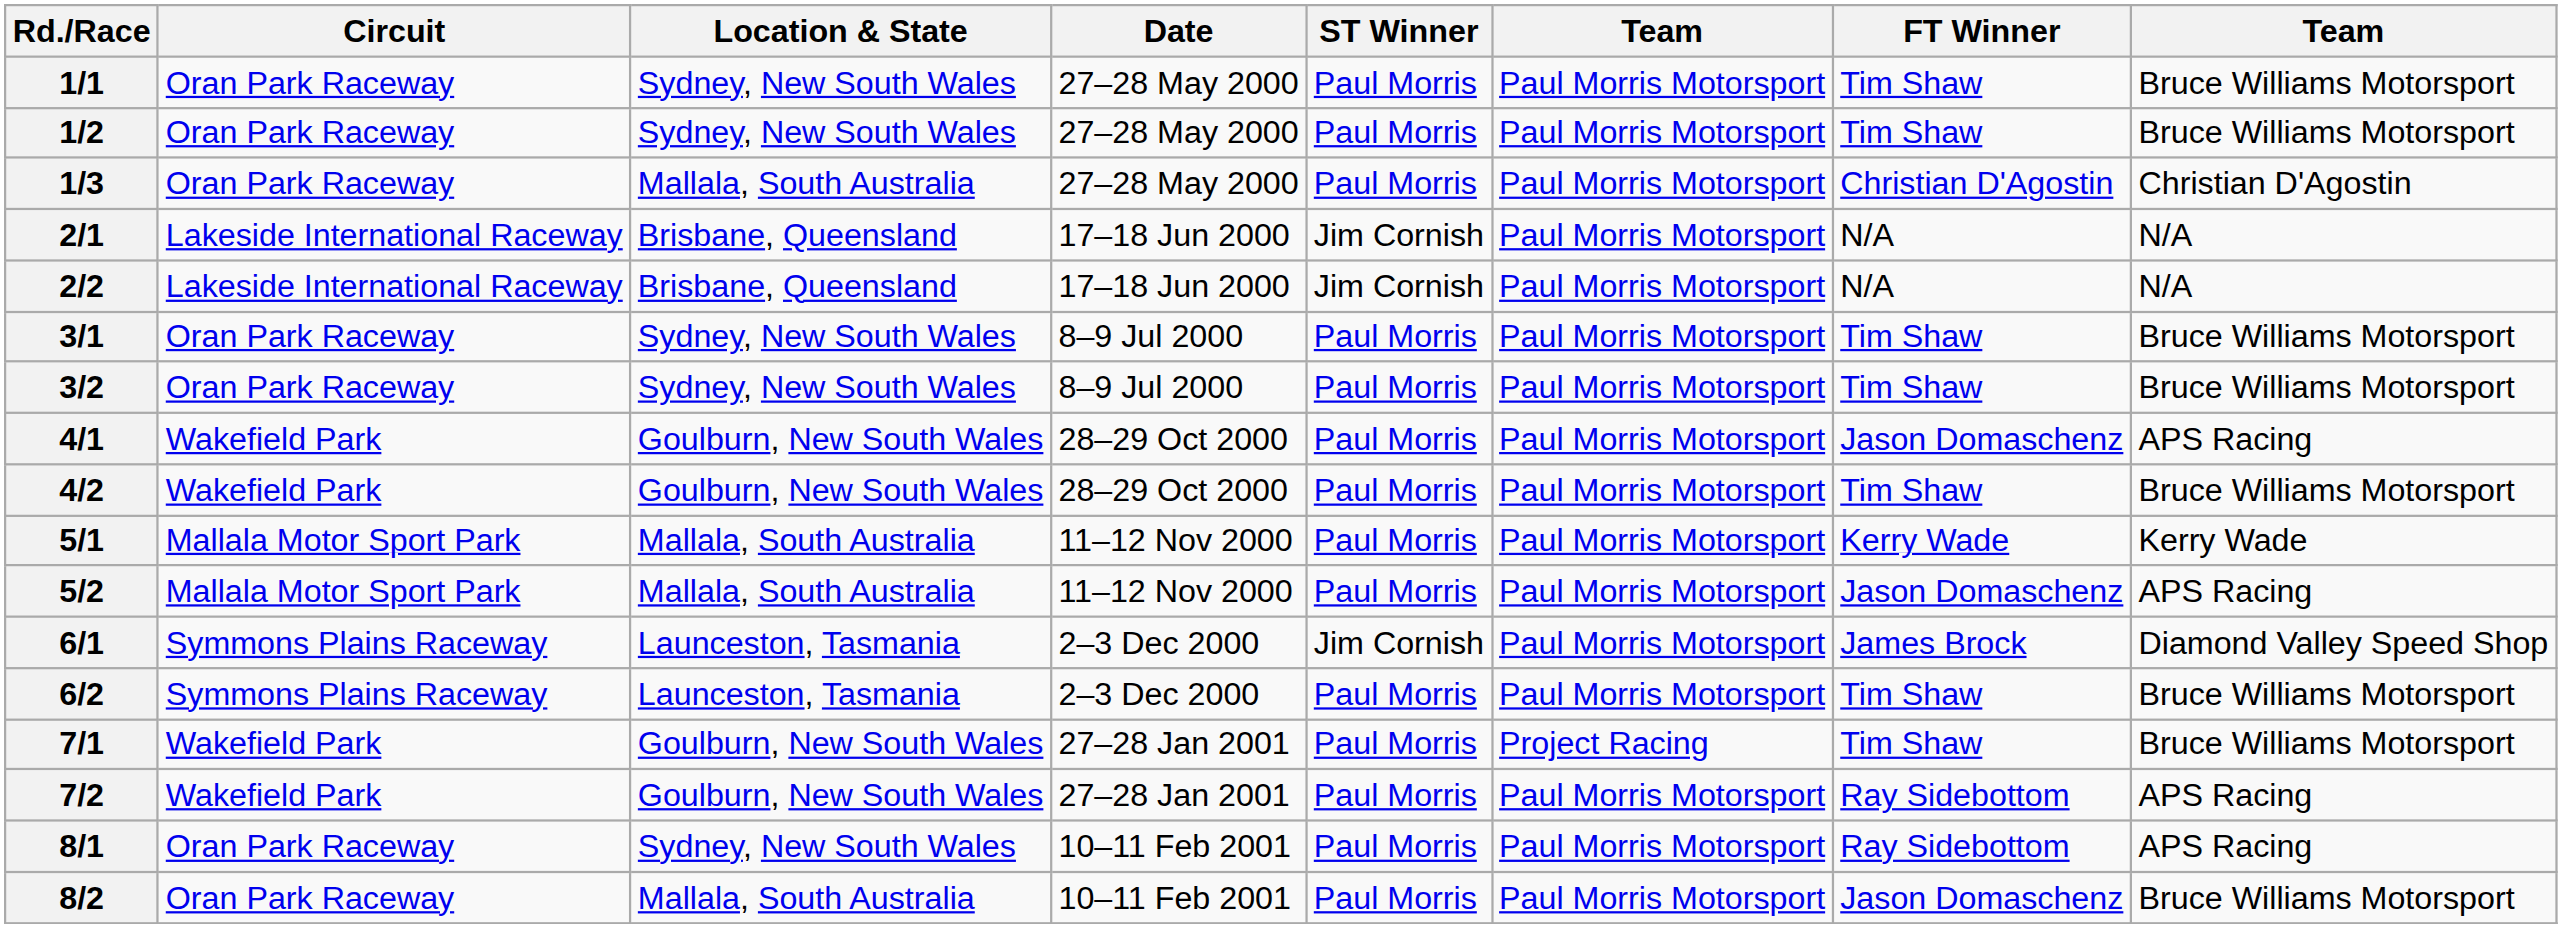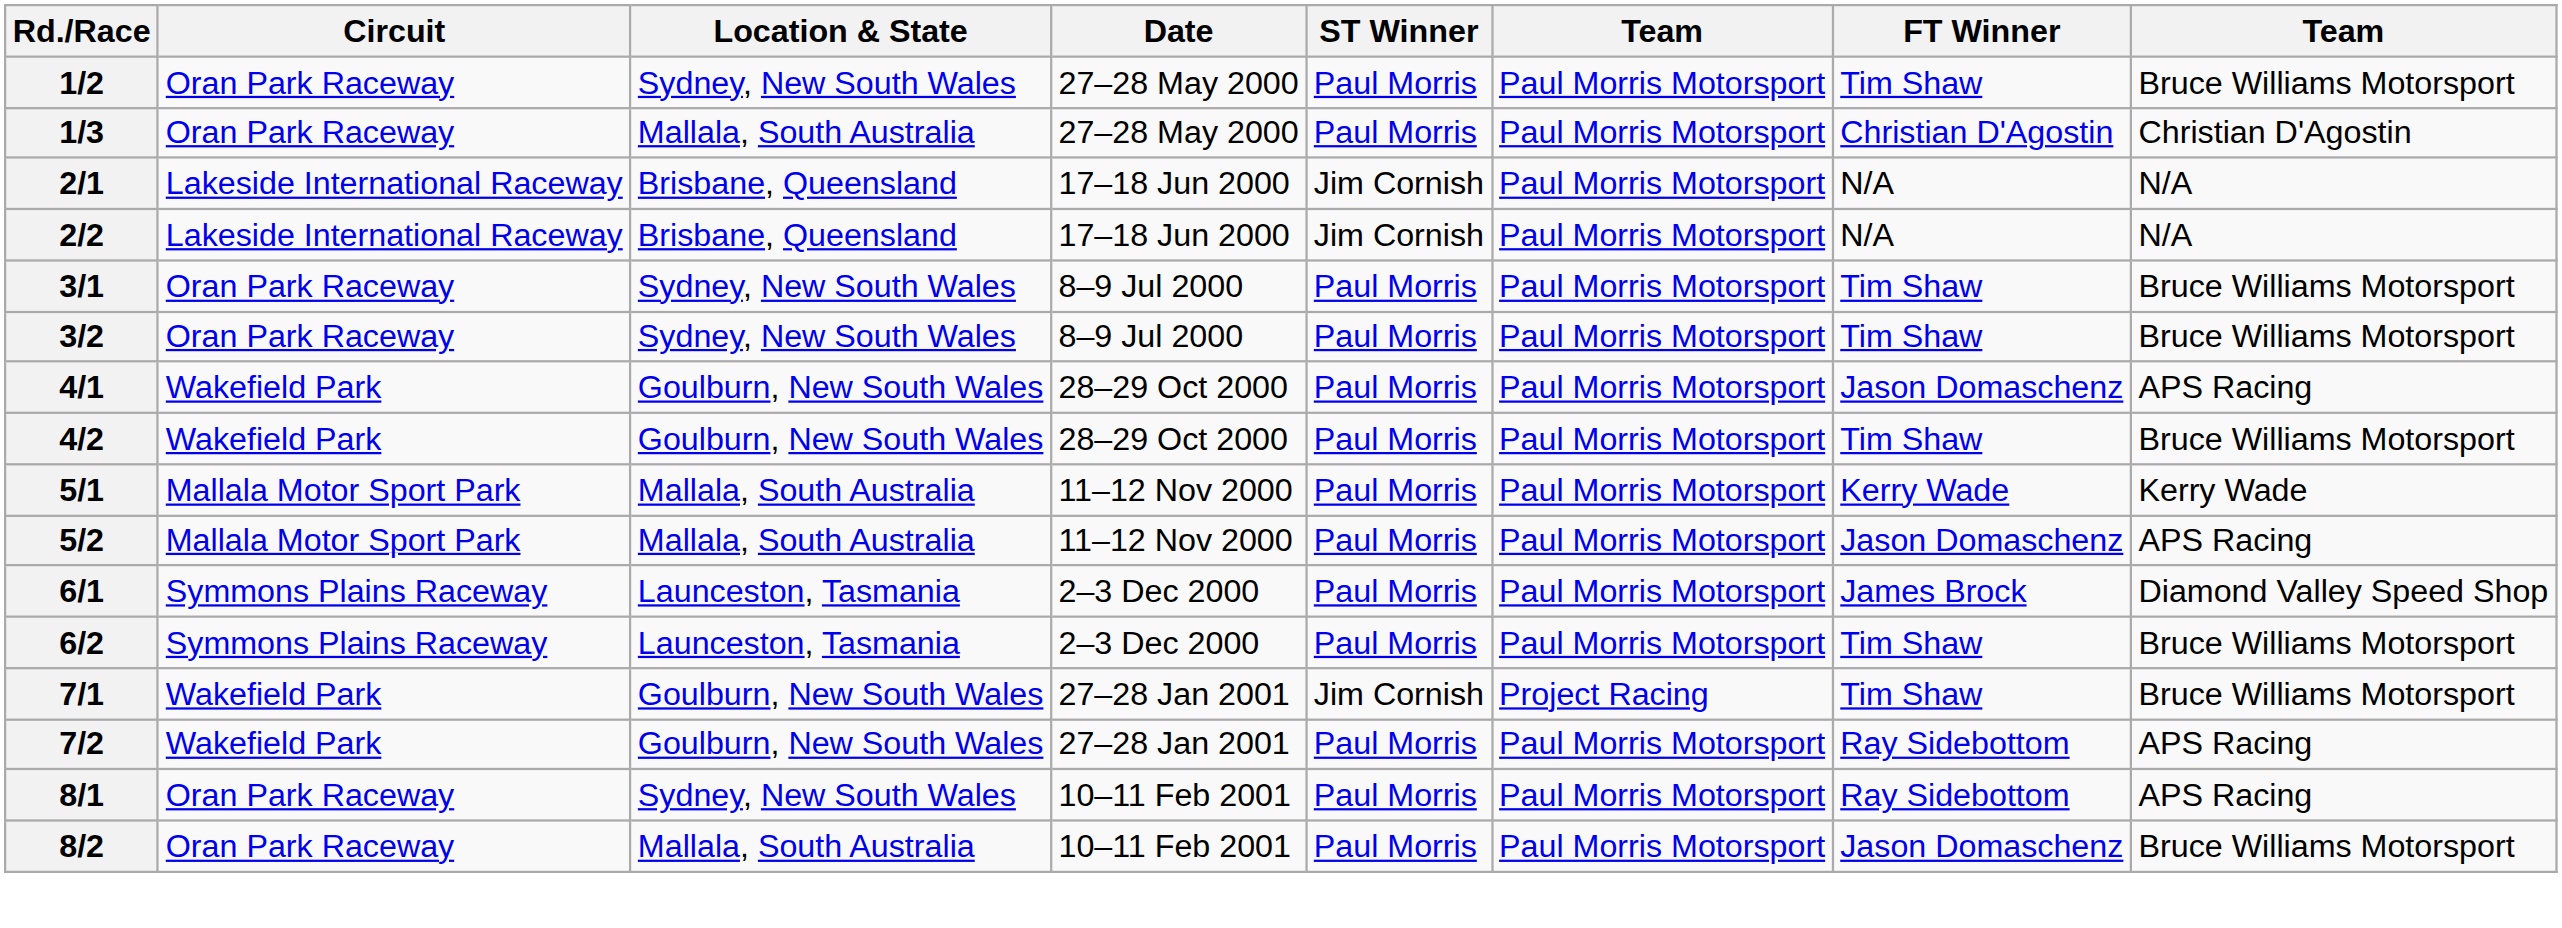- row: (82, 82)
(1399, 643) Jim Cornish -> (1395, 592) Paul Morris
(1395, 744) Paul Morris -> (1399, 693) Jim Cornish
